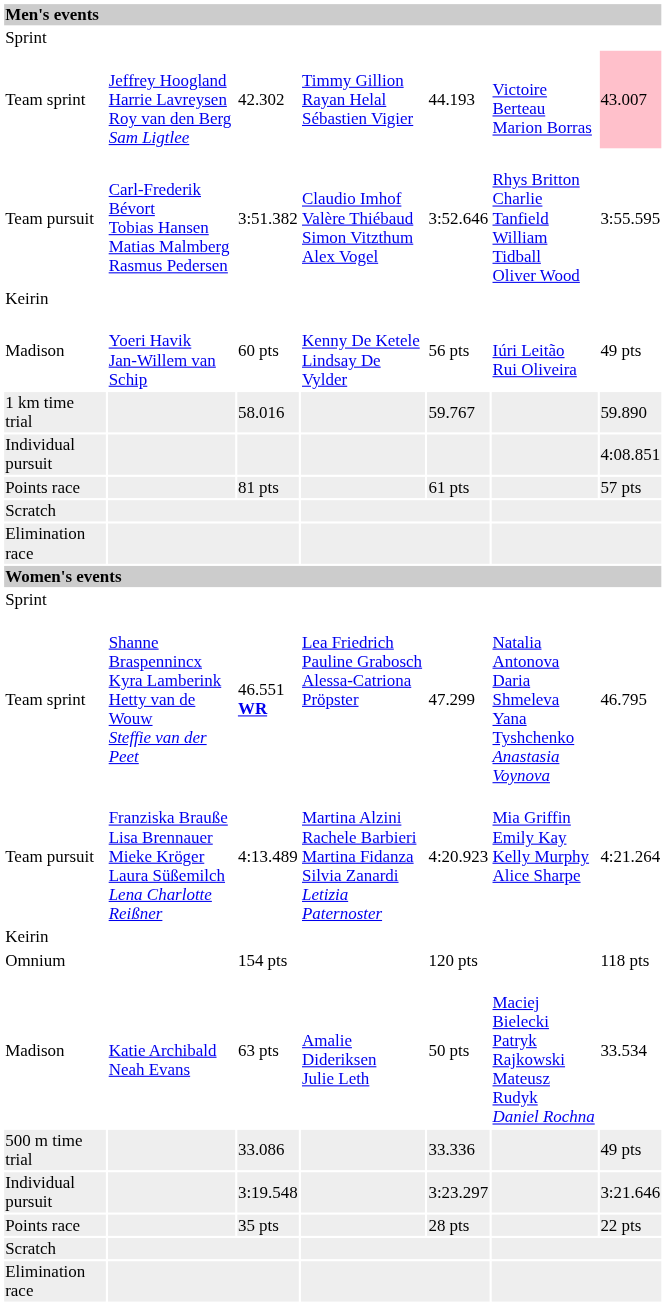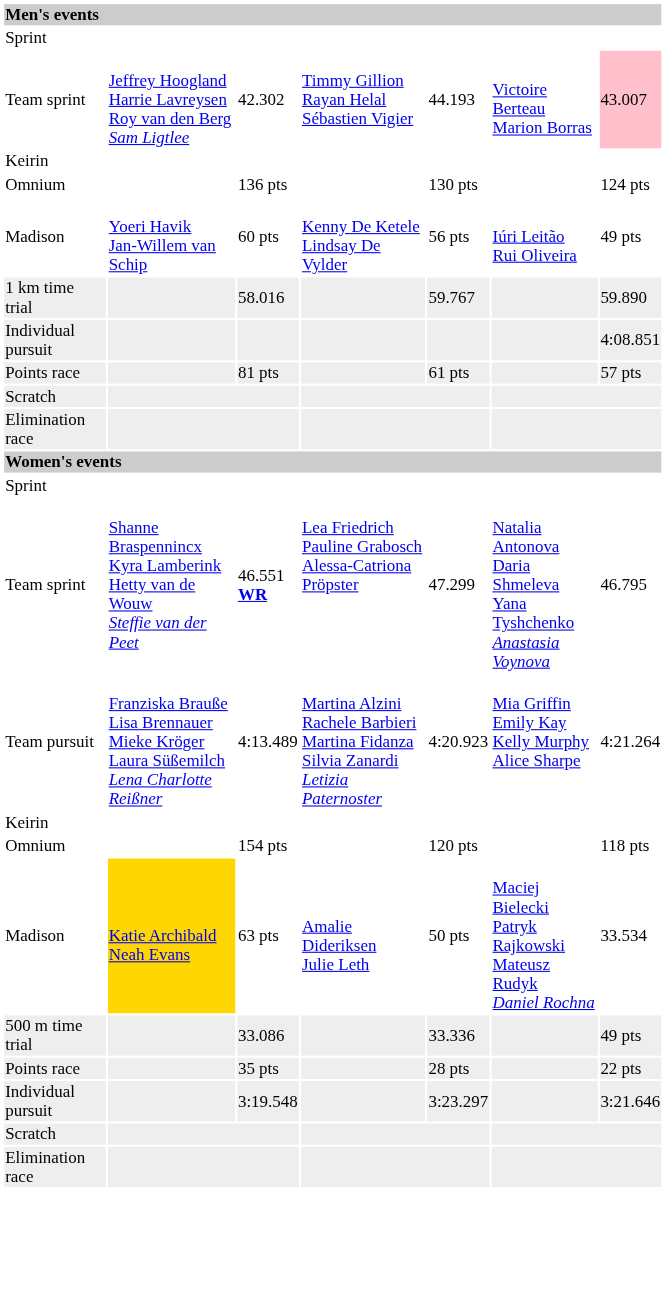- row: (50, 218)
+ row: (35, 184)
(163, 1059) no background -> (163, 945) gold background
rows swapped: (40, 1192) <-> (43, 1225)
